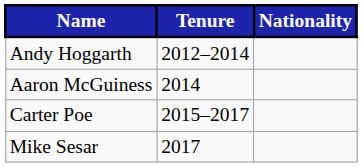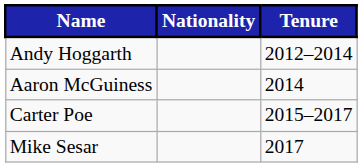columns swapped: (305, 21) <-> (205, 21)
